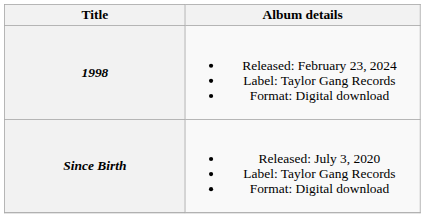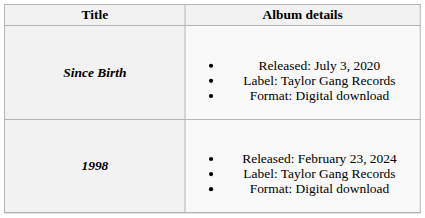rows swapped: (95, 166) <-> (95, 72)
